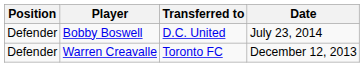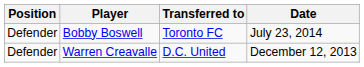(194, 33) D.C. United -> (193, 33) Toronto FC
(193, 52) Toronto FC -> (194, 52) D.C. United
